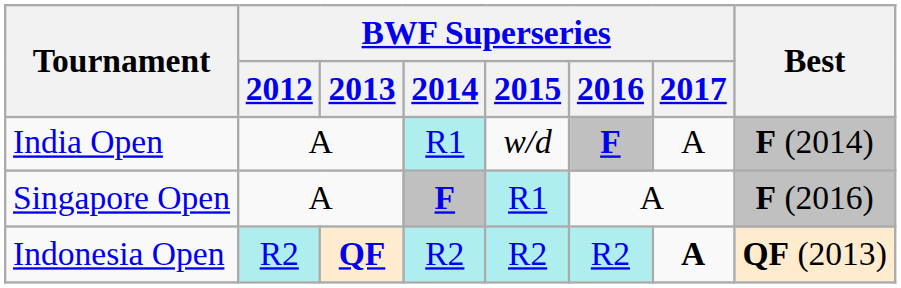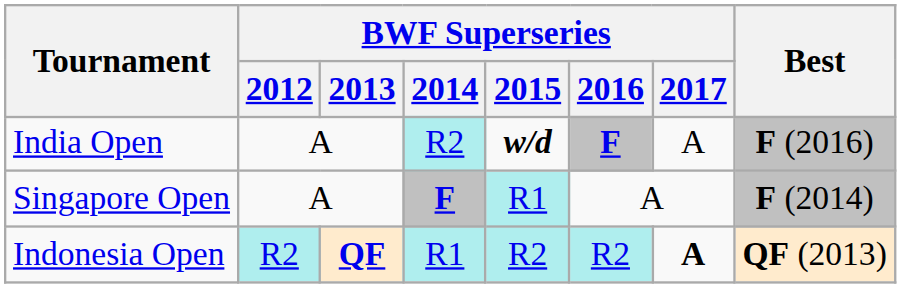(445, 143) R1 -> (445, 143) R2
(528, 143) normal -> (528, 143) bold
(815, 143) F (2014) -> (815, 143) F (2016)
(815, 198) F (2016) -> (815, 198) F (2014)
(445, 253) R2 -> (445, 253) R1
